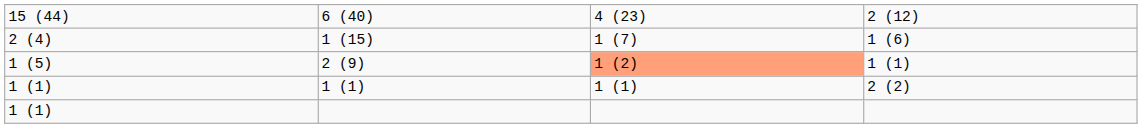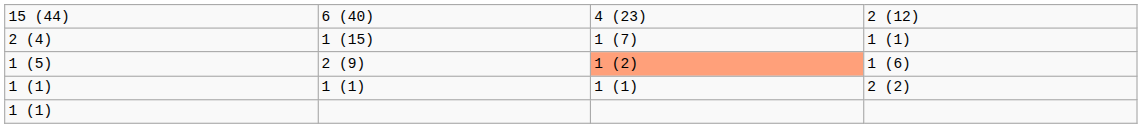(889, 40) 1 (6) -> (889, 40) 1 (1)
(889, 64) 1 (1) -> (889, 64) 1 (6)
